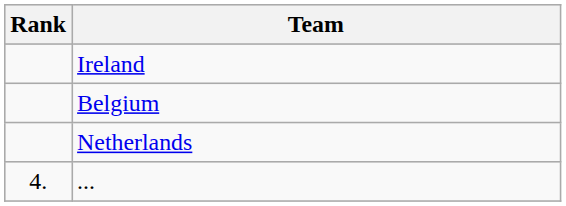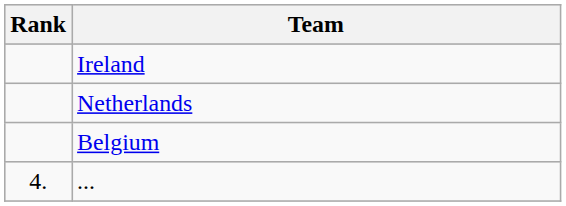rows swapped: (135, 142) <-> (118, 103)
